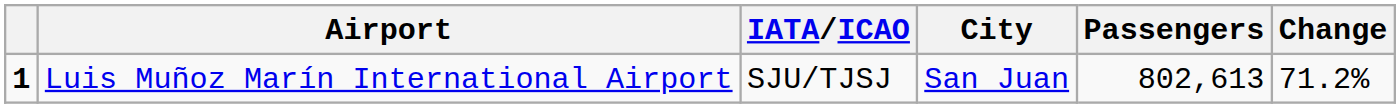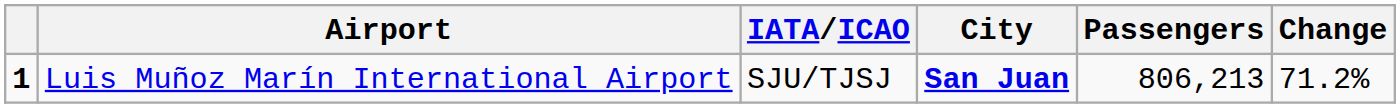(997, 79) normal -> (997, 79) bold
(1201, 79) 802,613 -> (1201, 79) 806,213
